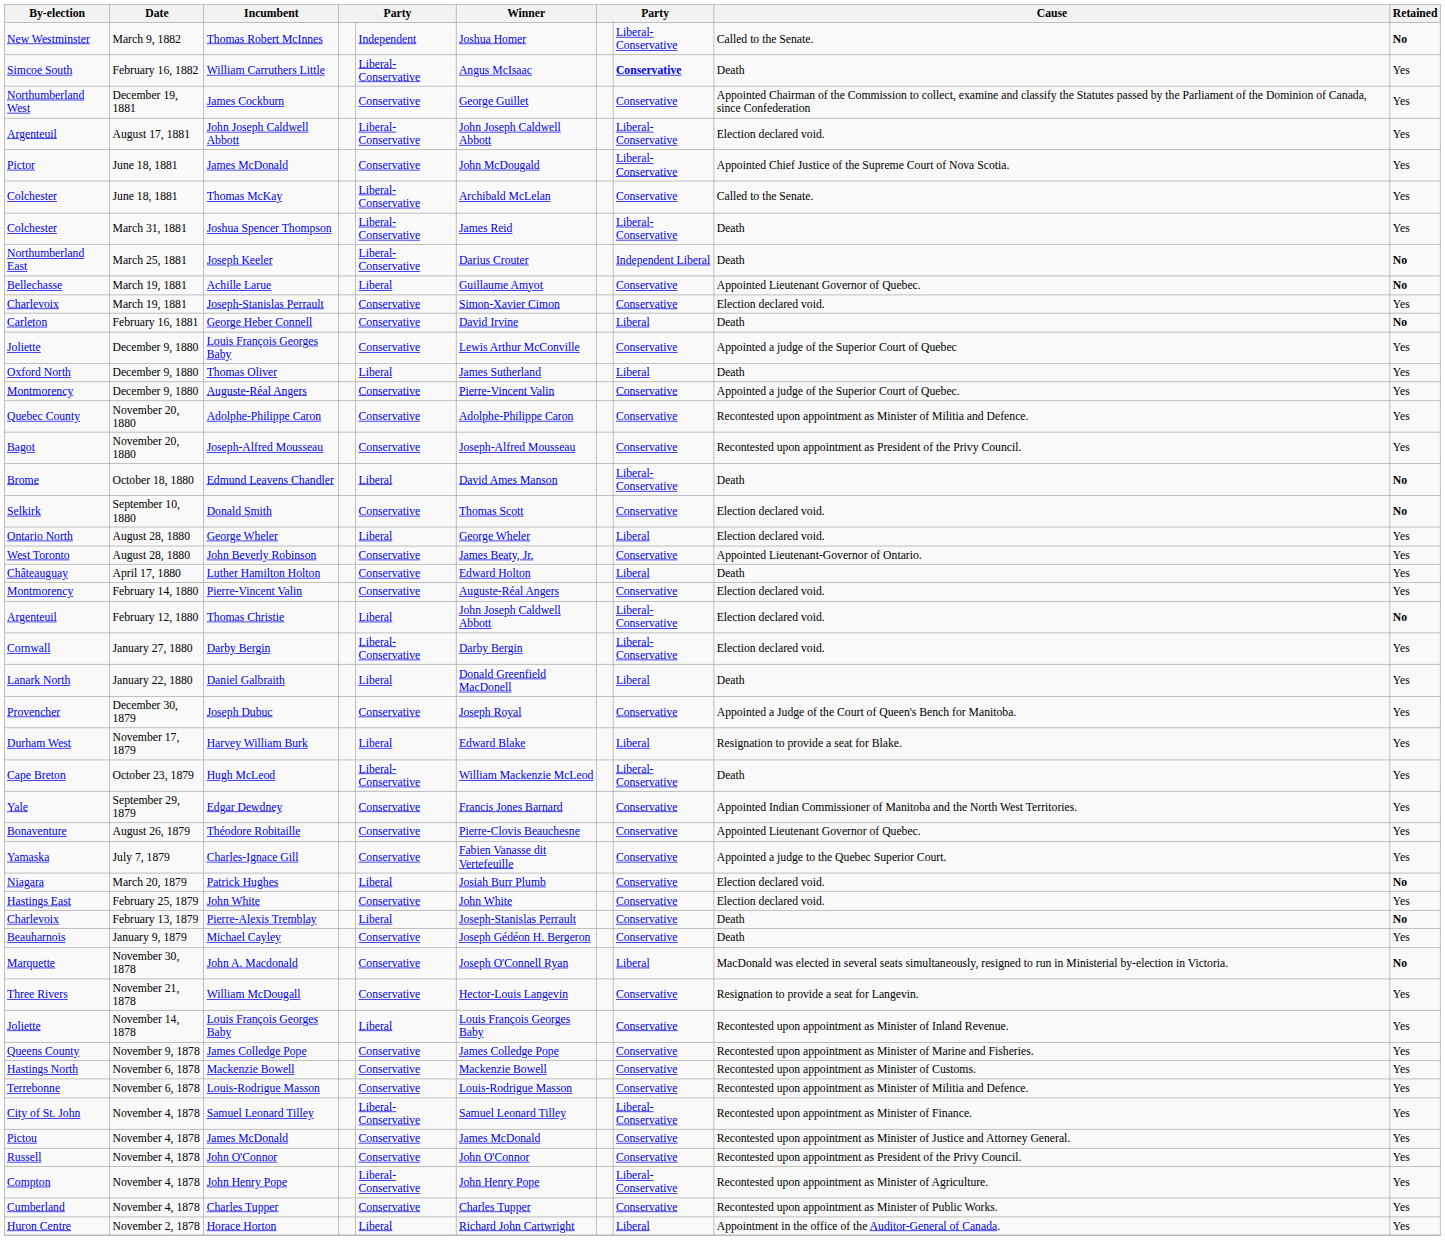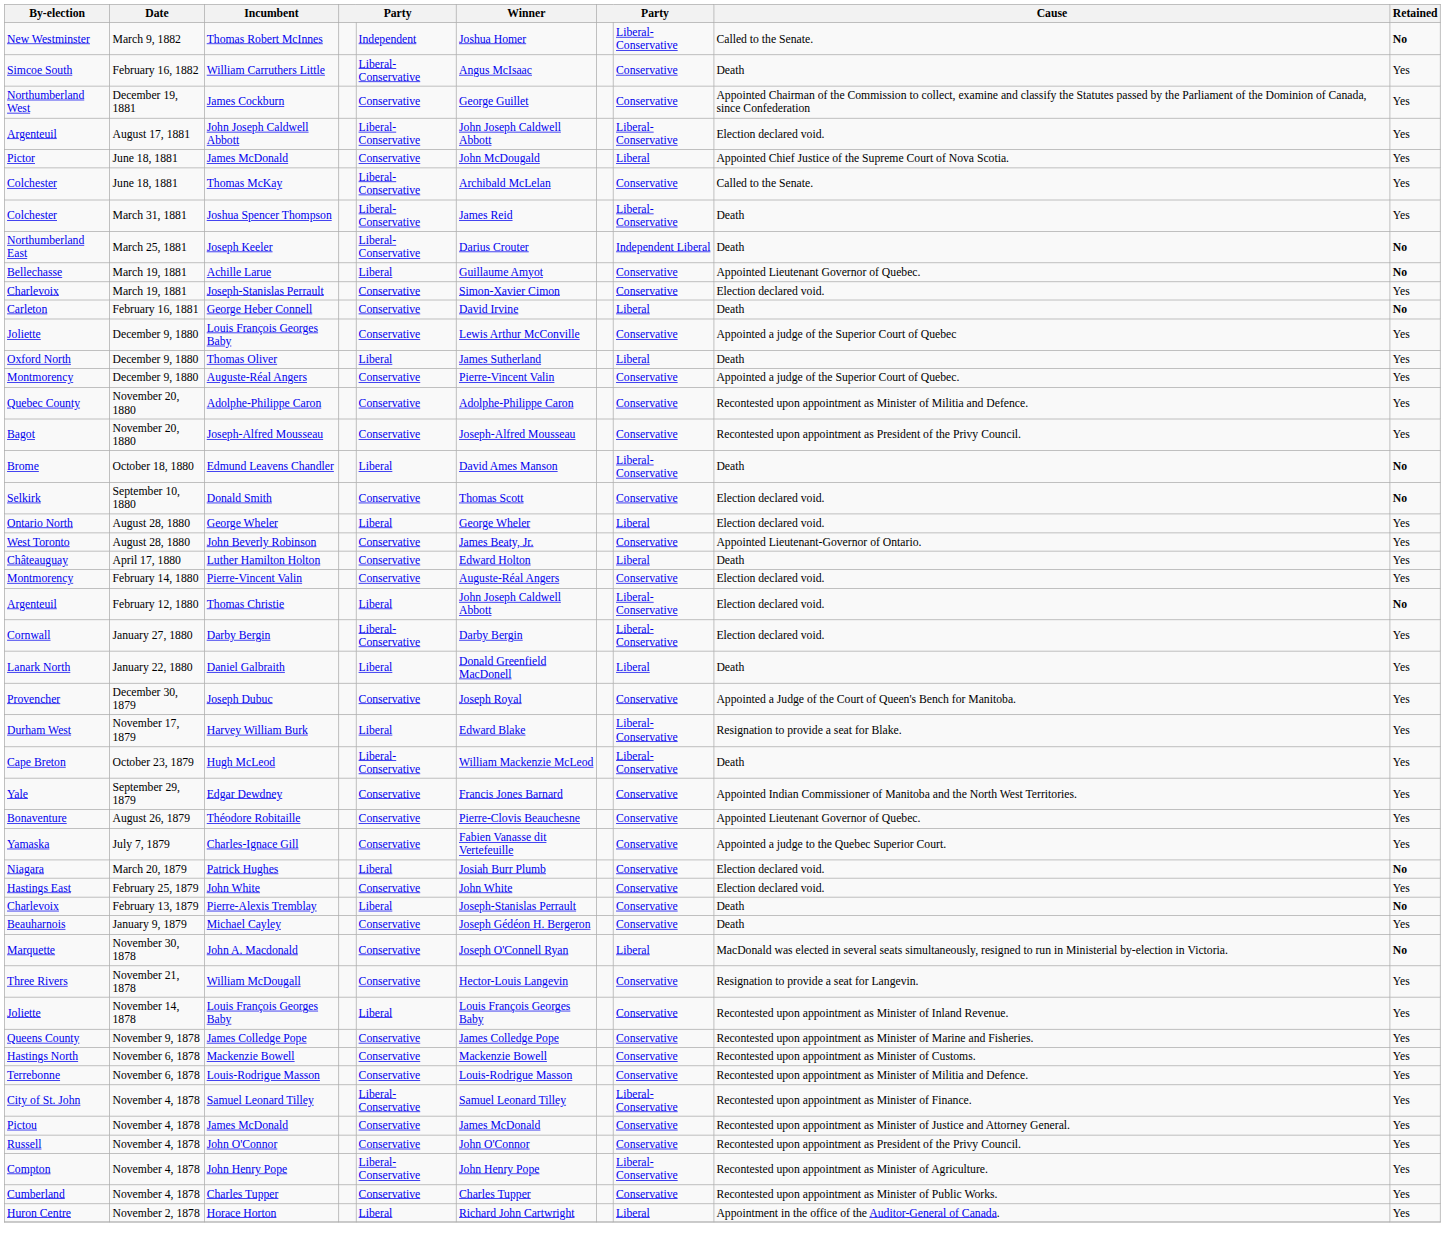(649, 70) bold -> (647, 70) normal
(647, 165) Liberal-Conservative -> (633, 158) Liberal
(633, 743) Liberal -> (647, 730) Liberal-Conservative
